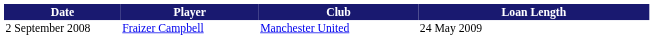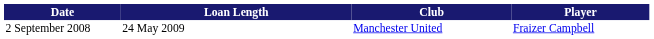columns swapped: (190, 12) <-> (534, 12)
